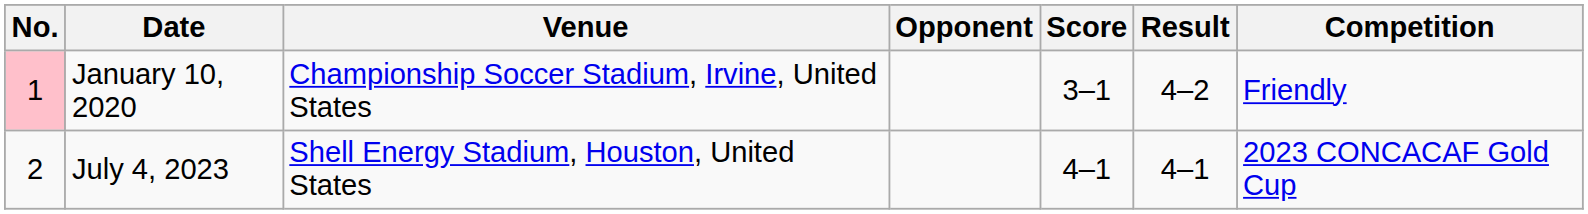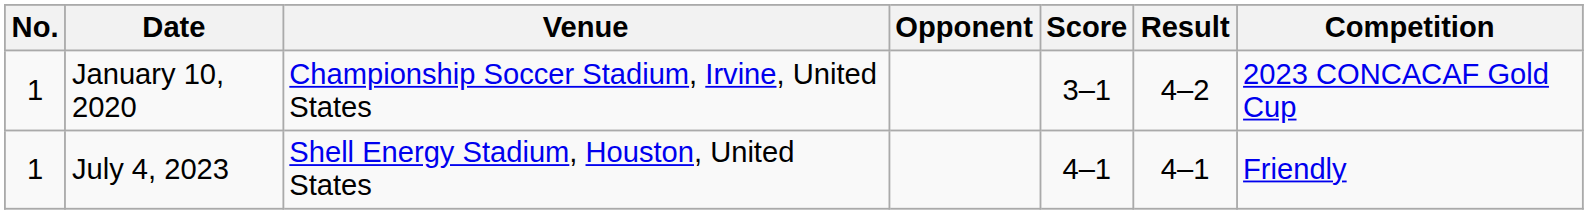(35, 90) pink background -> (35, 90) no background
(1295, 90) Friendly -> (1396, 90) 2023 CONCACAF Gold Cup
(35, 169) 2 -> (35, 169) 1
(1396, 169) 2023 CONCACAF Gold Cup -> (1295, 169) Friendly
